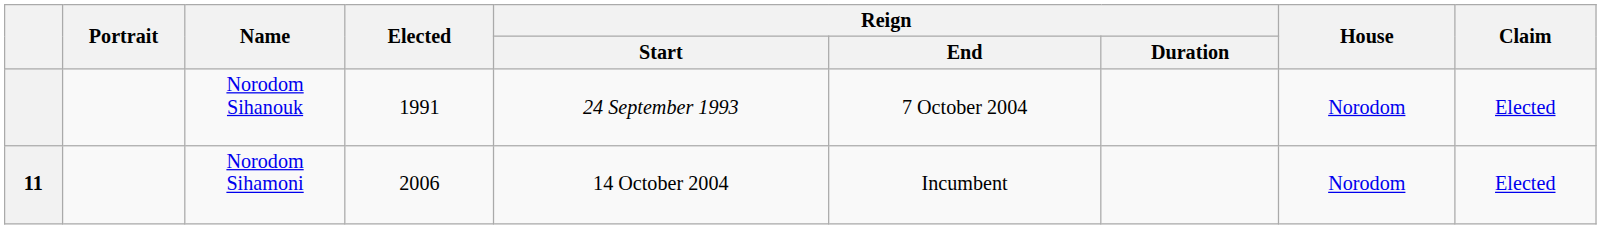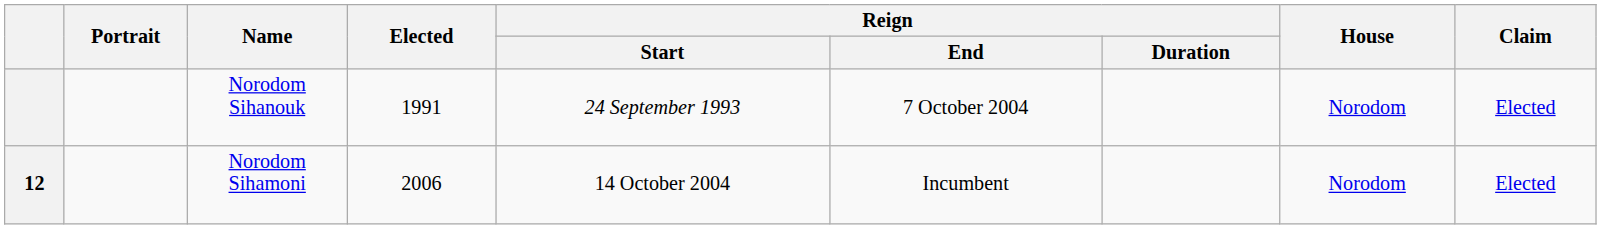(33, 184) 11 -> (34, 184) 12
